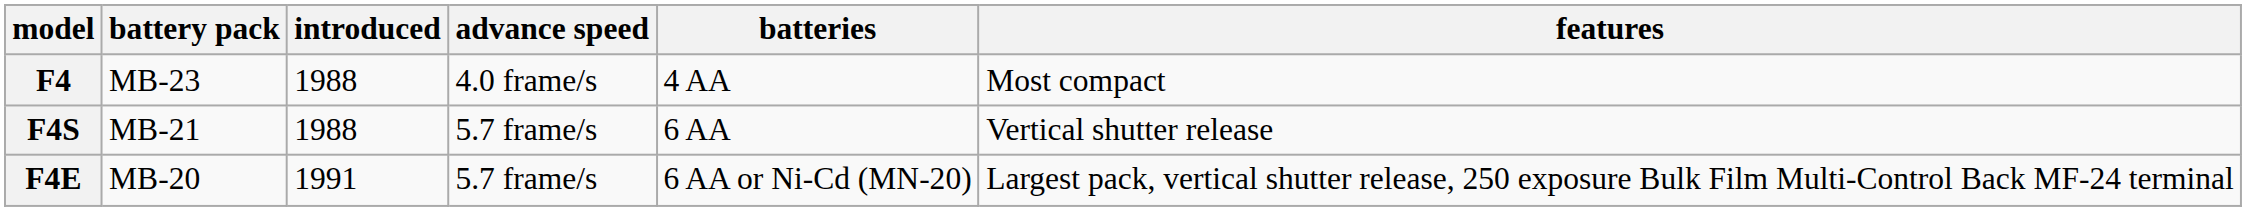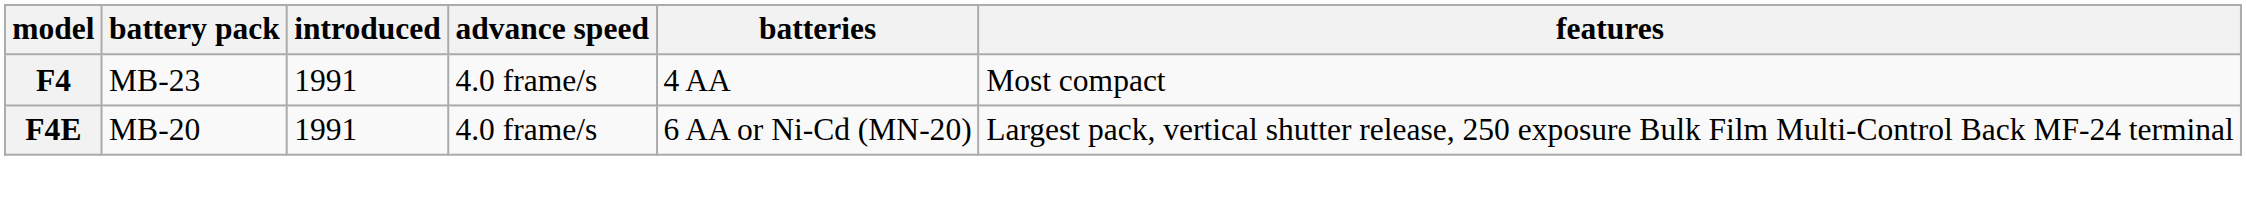(326, 79) 1988 -> (326, 79) 1991
- row: (53, 129)
(526, 179) 5.7 frame/s -> (526, 129) 4.0 frame/s
